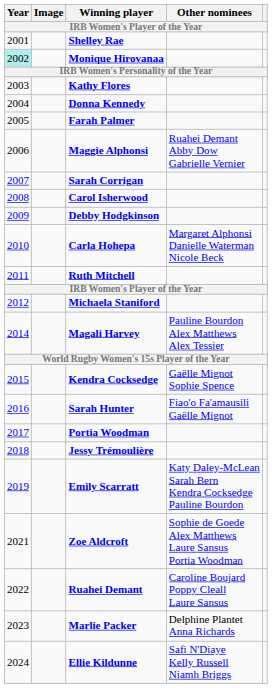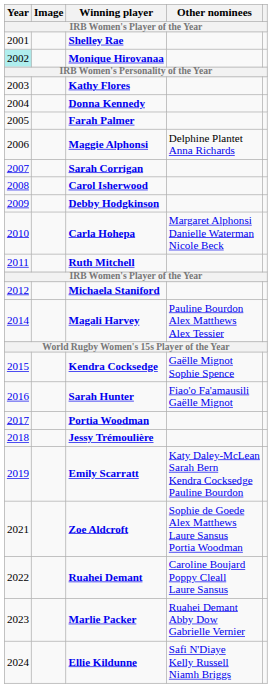(207, 150) Ruahei Demant Abby Dow Gabrielle Vernier -> (206, 144) Delphine Plantet Anna Richards
(206, 626) Delphine Plantet Anna Richards -> (207, 619) Ruahei Demant Abby Dow Gabrielle Vernier
